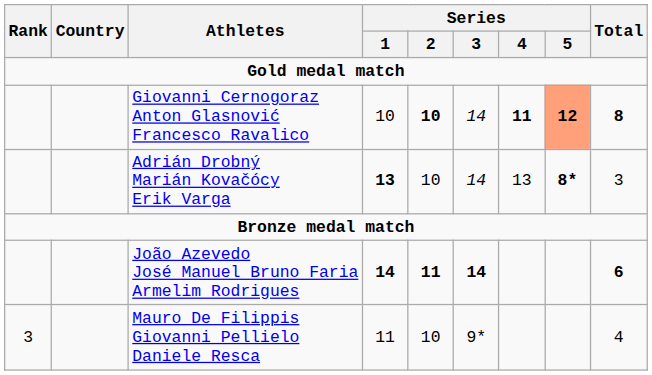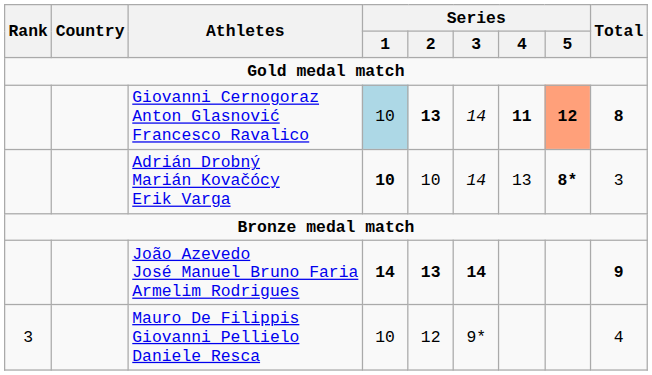(385, 117) no background -> (385, 117) lightblue background
(431, 117) 10 -> (431, 117) 13
(385, 181) 13 -> (385, 181) 10
(431, 273) 11 -> (431, 273) 13
(619, 273) 6 -> (619, 273) 9
(385, 337) 11 -> (385, 337) 10
(431, 337) 10 -> (431, 337) 12
